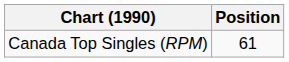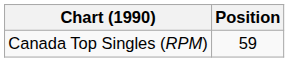(248, 43) 61 -> (248, 43) 59
